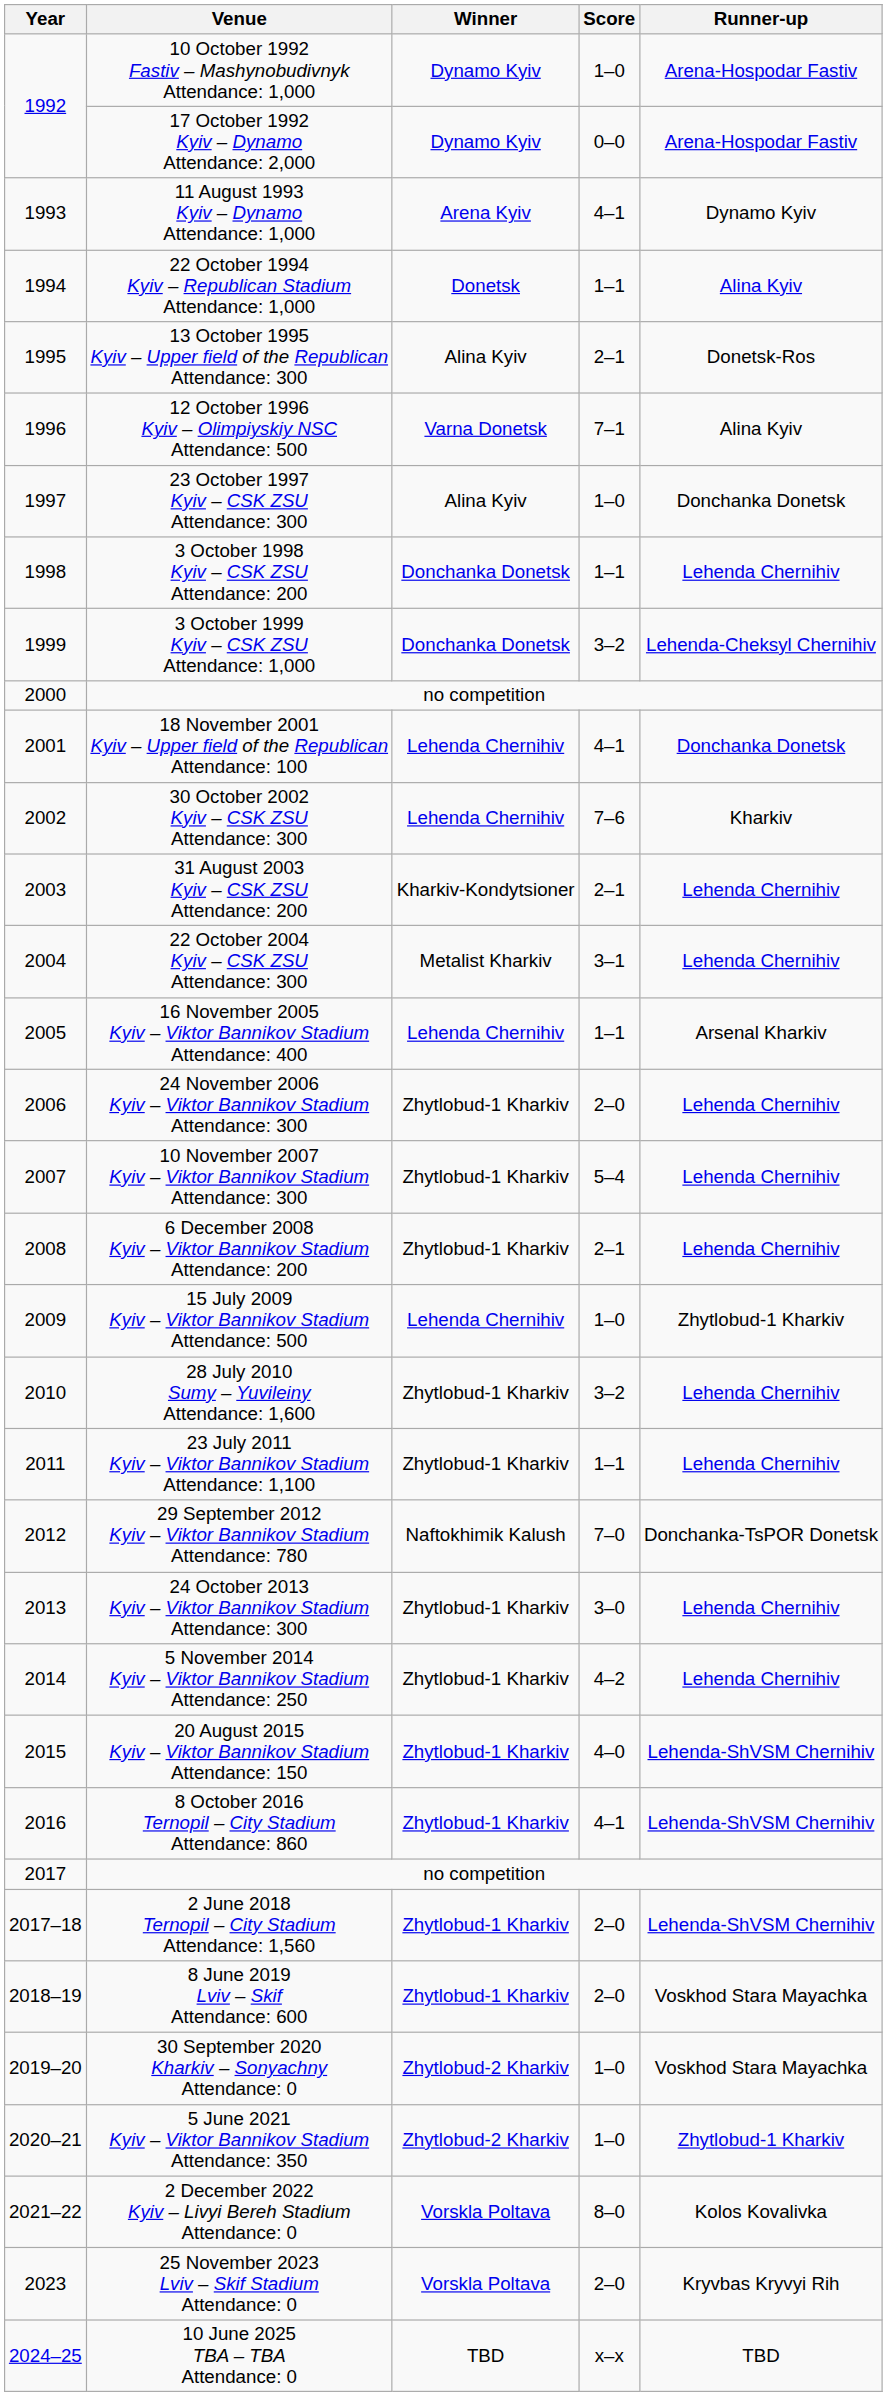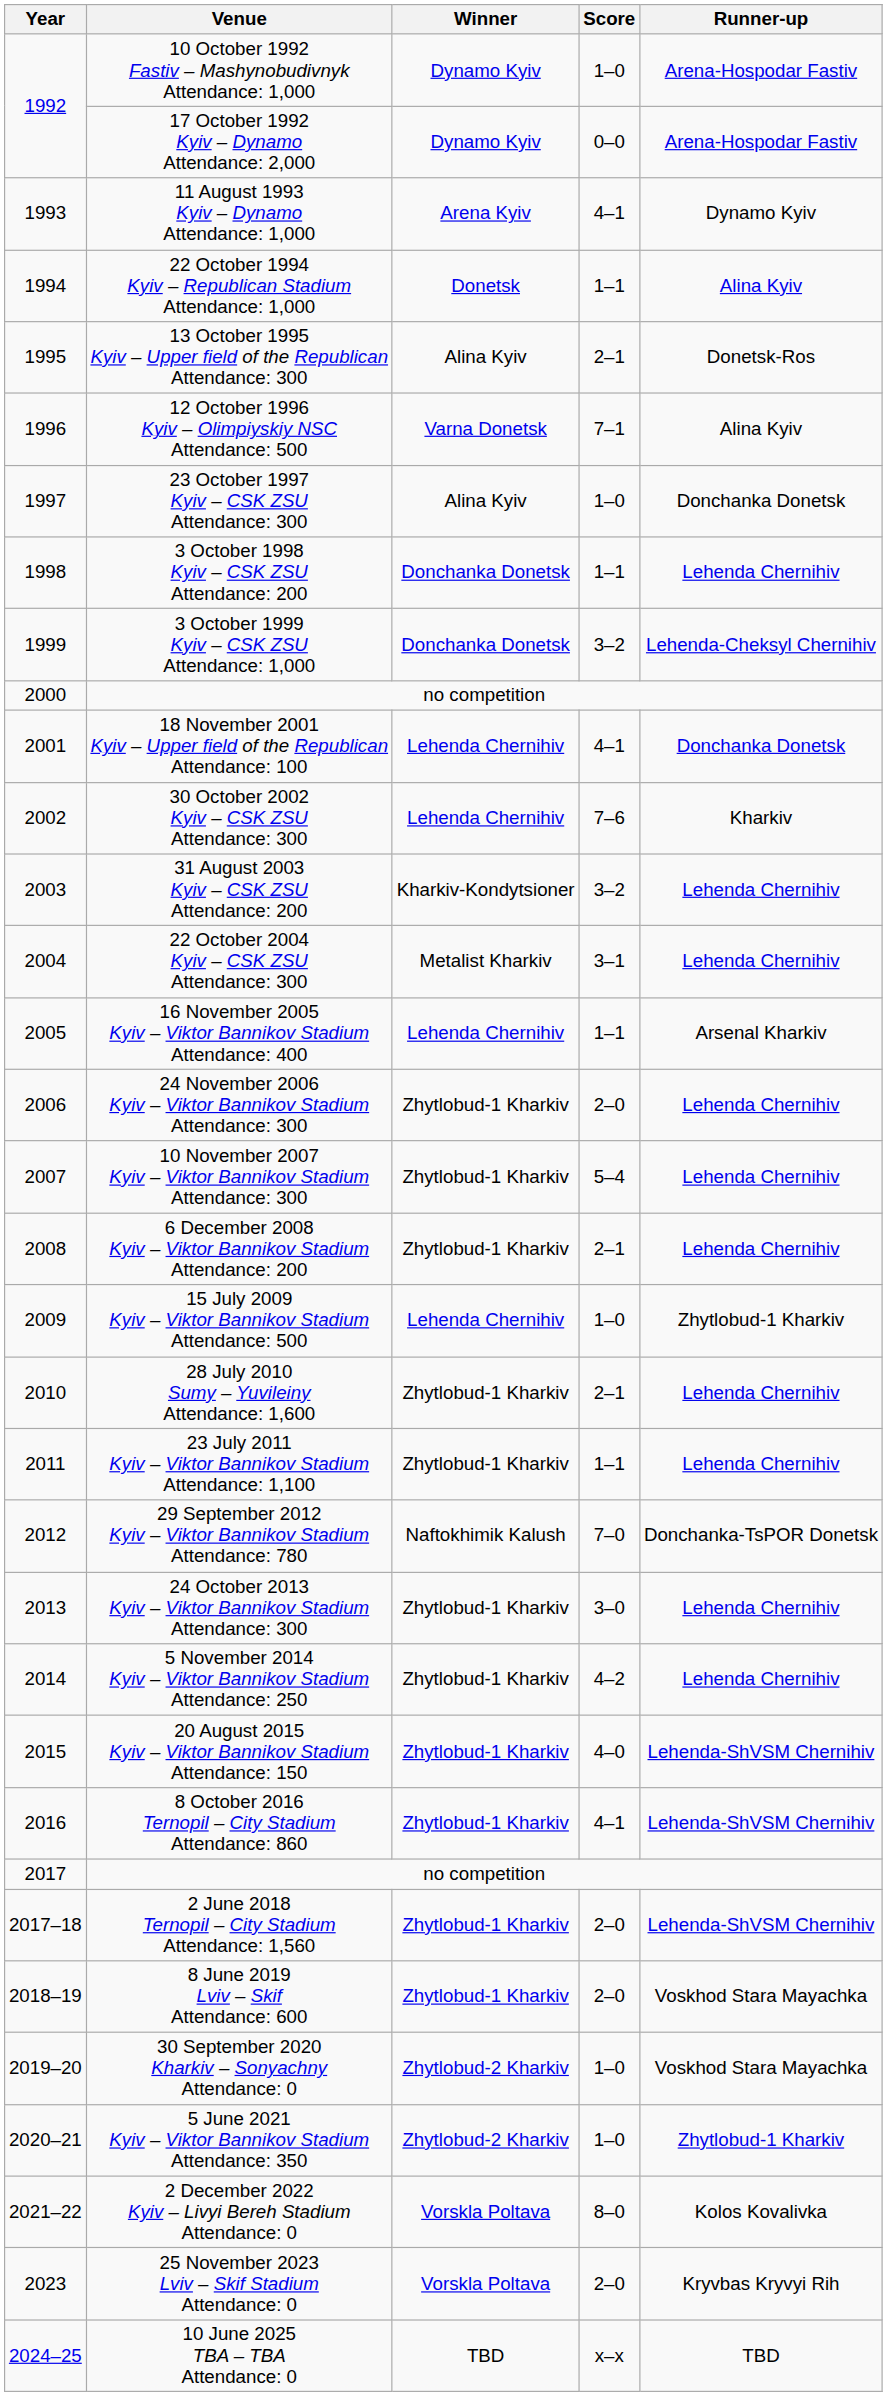(609, 889) 2–1 -> (609, 889) 3–2
(609, 1392) 3–2 -> (609, 1392) 2–1
